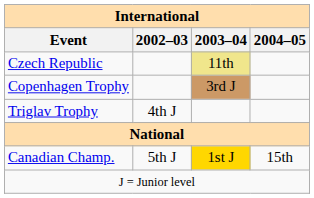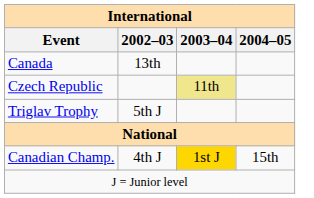+ row: (30, 63)
- row: (68, 87)
(162, 110) 4th J -> (147, 110) 5th J
(162, 157) 5th J -> (147, 157) 4th J
